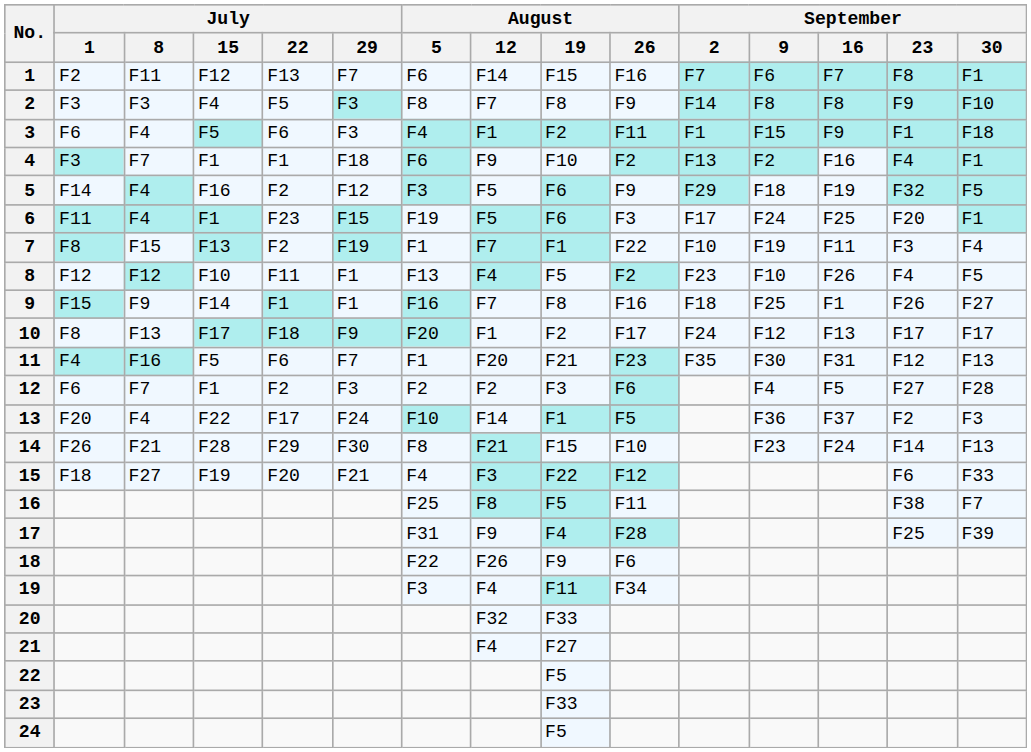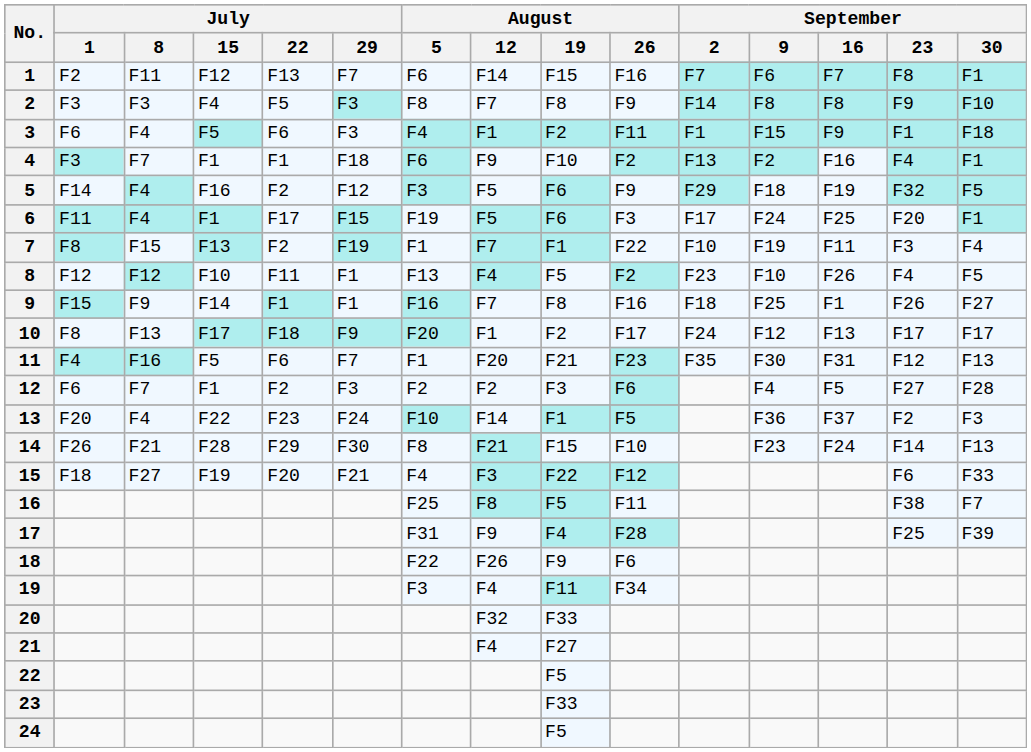(284, 219) F23 -> (284, 219) F17
(284, 419) F17 -> (284, 419) F23
